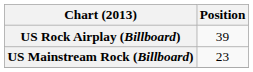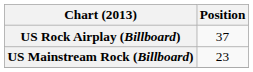(223, 36) 39 -> (223, 36) 37
